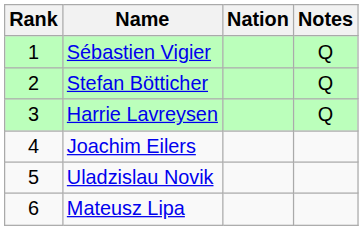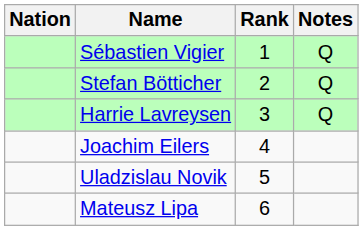columns swapped: (33, 20) <-> (258, 20)
